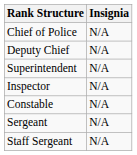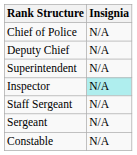(99, 86) no background -> (99, 86) paleturquoise background
rows swapped: (40, 141) <-> (30, 104)
